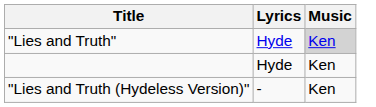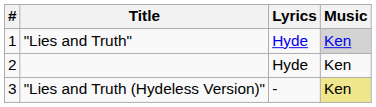+ column: (12, 16)
(322, 89) no background -> (338, 89) khaki background
